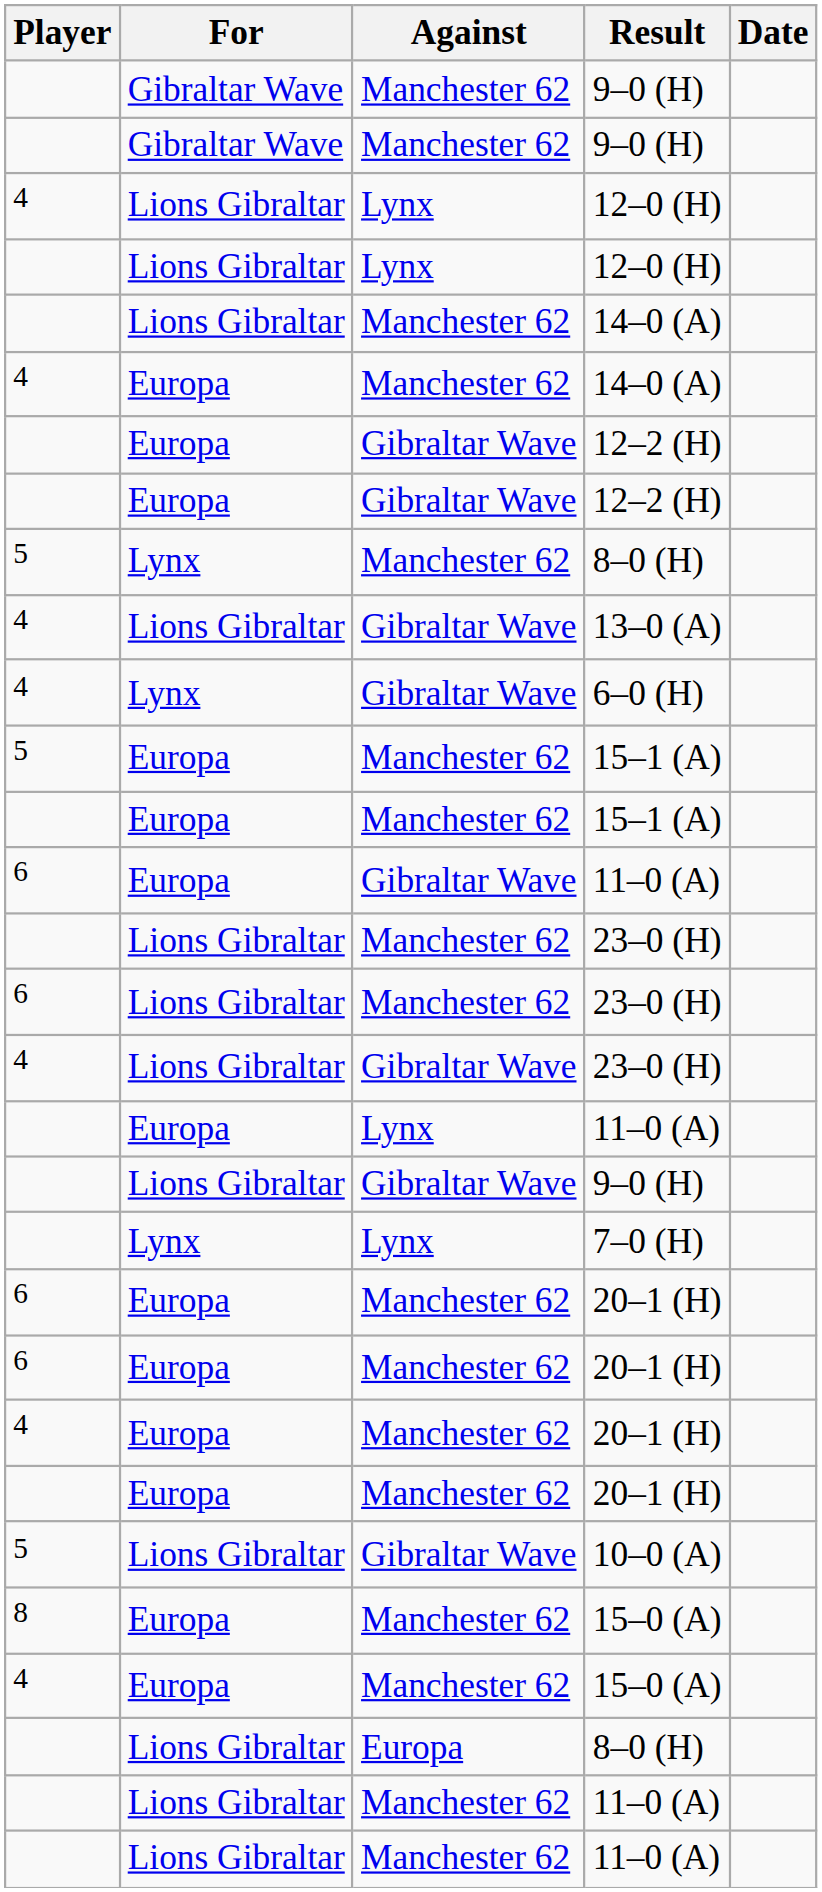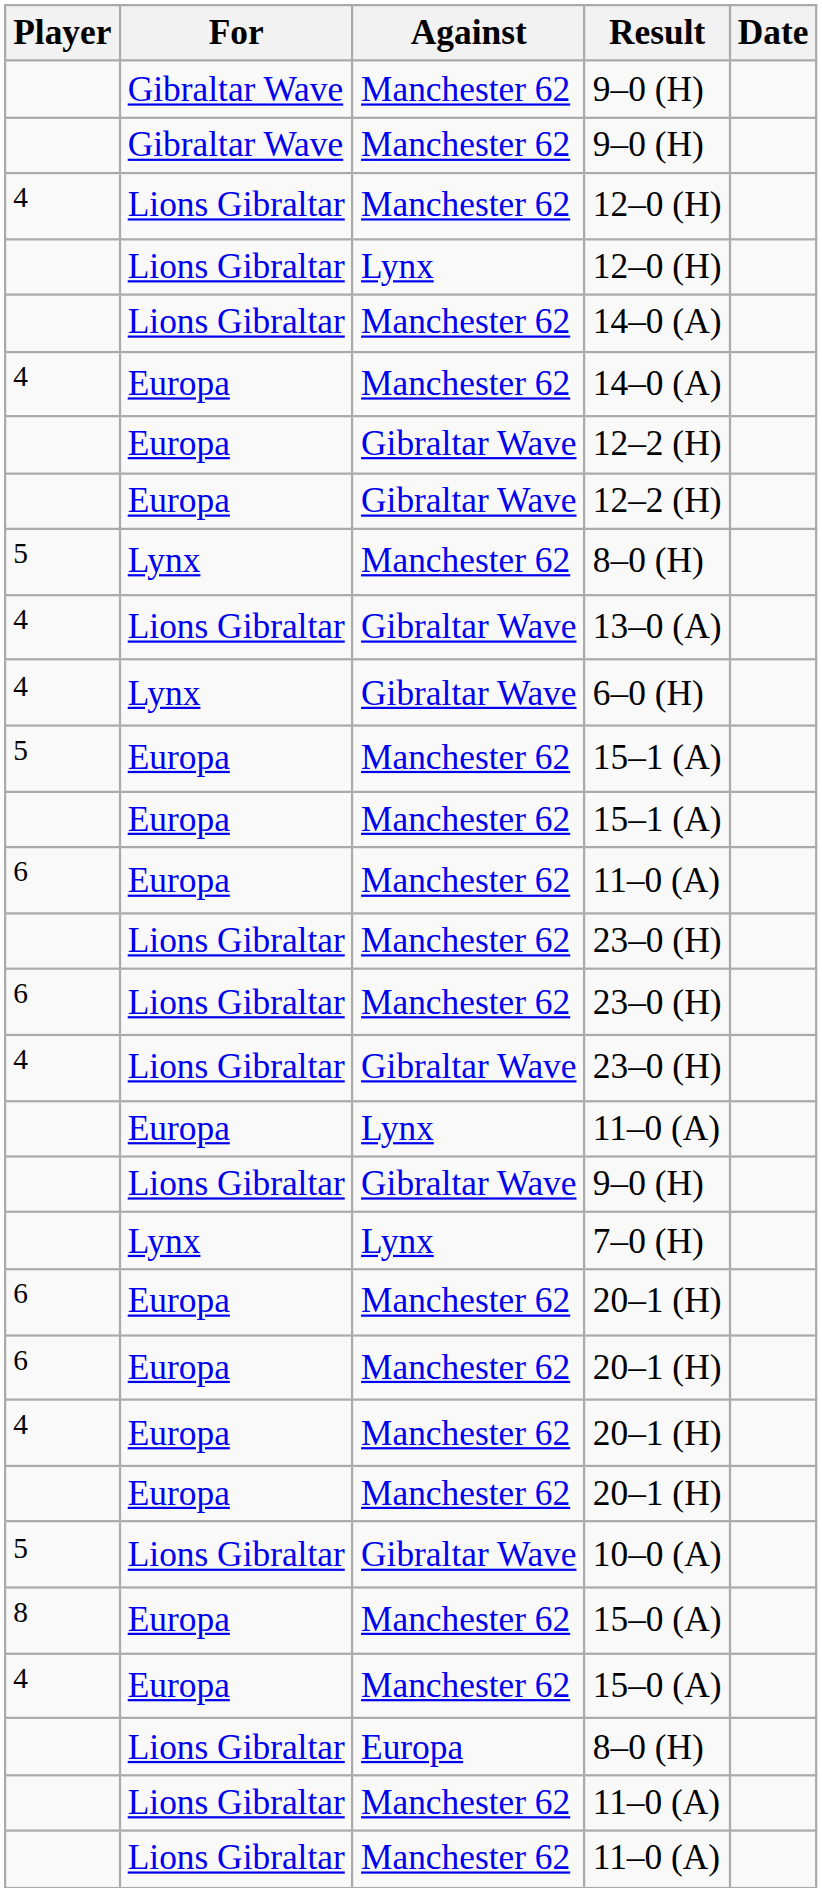(397, 205) Lynx -> (466, 205) Manchester 62
(469, 879) Gibraltar Wave -> (466, 879) Manchester 62
